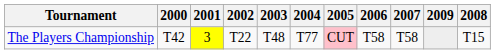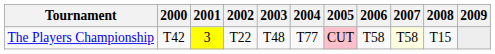columns swapped: (474, 15) <-> (440, 15)
(407, 38) no background -> (407, 38) lightyellow background
